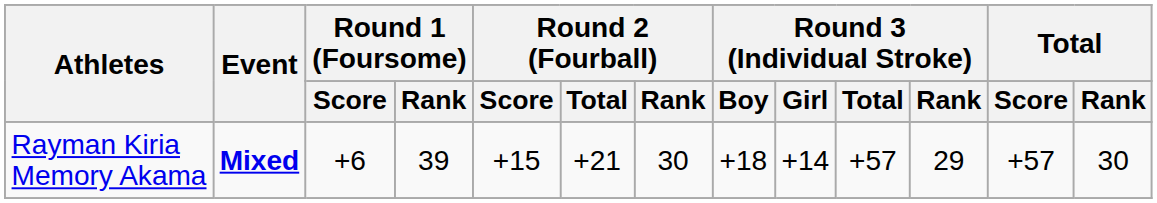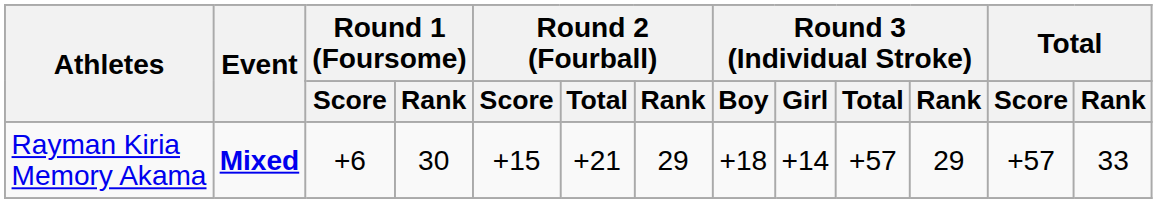(434, 161) 39 -> (434, 161) 30
(673, 161) 30 -> (673, 161) 29
(1113, 161) 30 -> (1113, 161) 33
